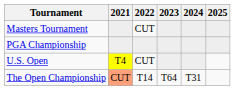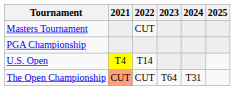(145, 61) CUT -> (145, 61) T14
(145, 77) T14 -> (145, 77) CUT
